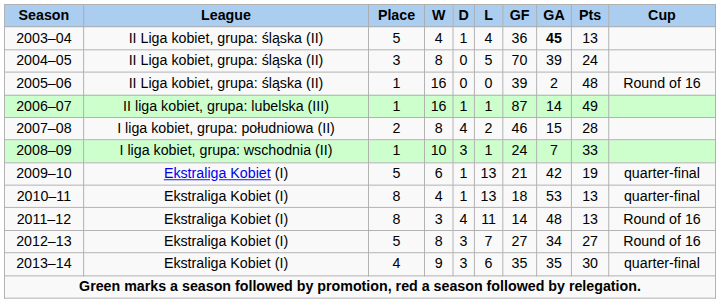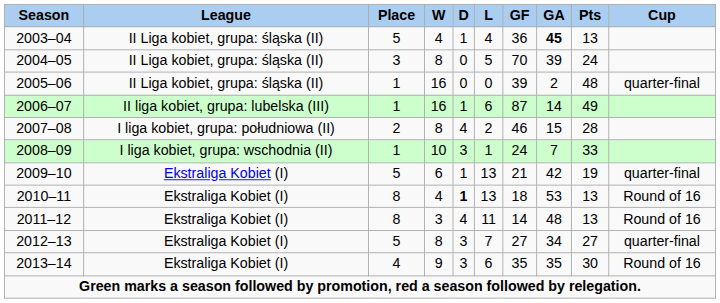(662, 83) Round of 16 -> (662, 83) quarter-final
(489, 106) 1 -> (489, 106) 6
(464, 196) normal -> (464, 196) bold
(662, 196) quarter-final -> (662, 196) Round of 16
(662, 241) Round of 16 -> (662, 241) quarter-final
(662, 264) quarter-final -> (662, 264) Round of 16
